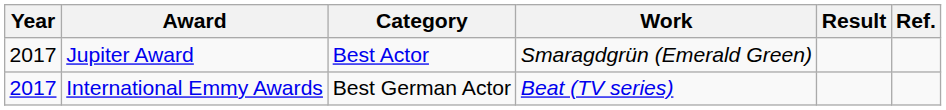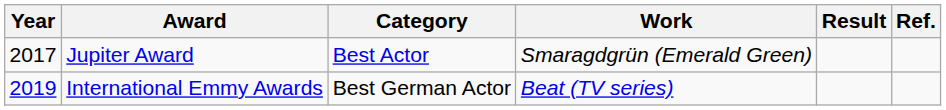(33, 88) 2017 -> (33, 88) 2019
